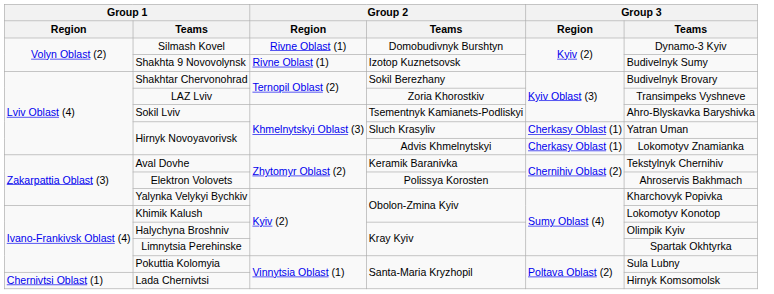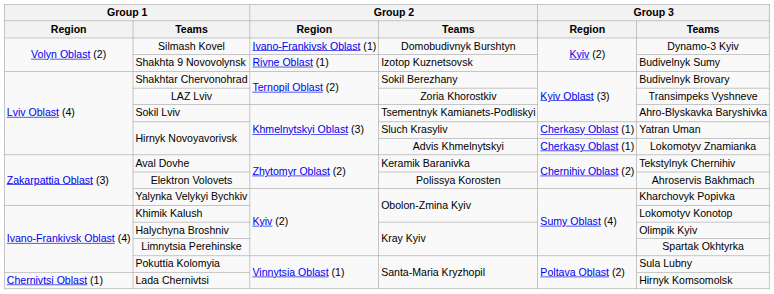(308, 46) Rivne Oblast (1) -> (314, 46) Ivano-Frankivsk Oblast (1)
